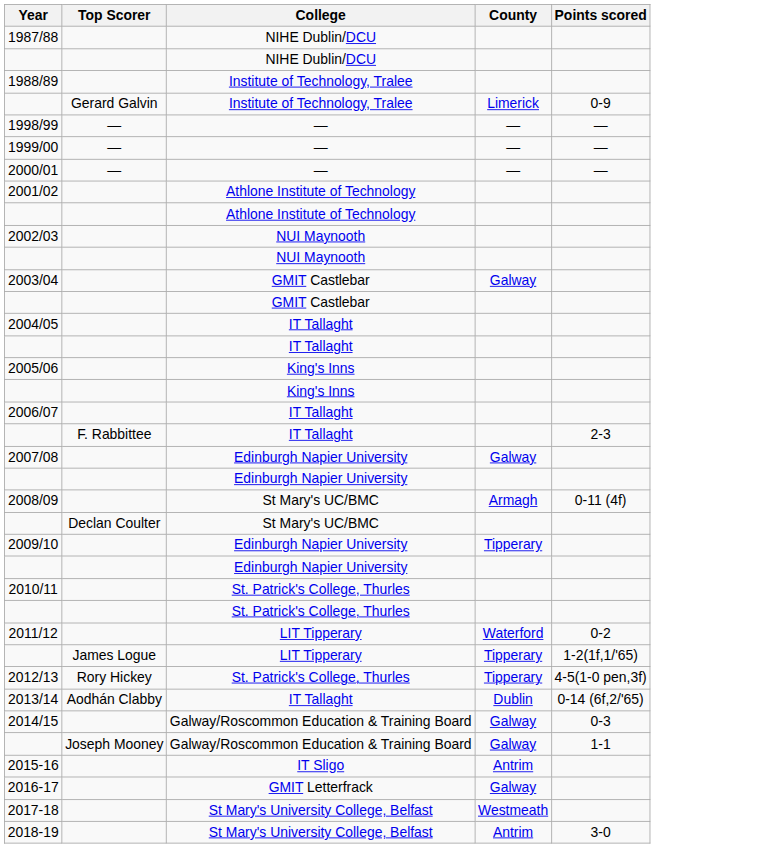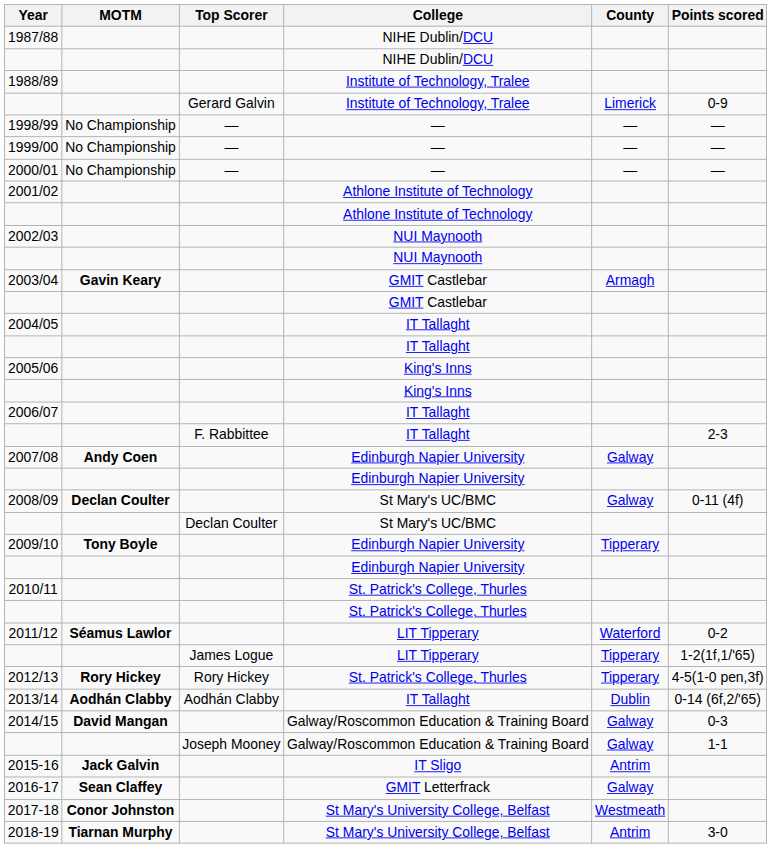+ column: (120, 15)
(513, 280) Galway -> (630, 280) Armagh
(513, 501) Armagh -> (630, 501) Galway
